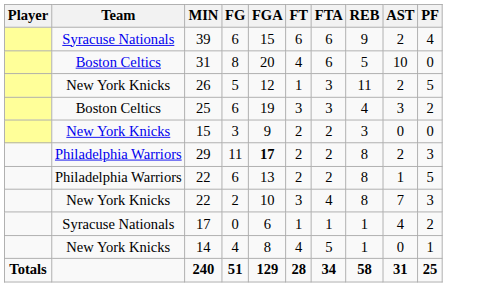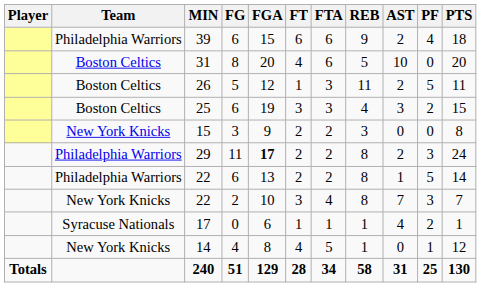+ column: (459, 16)
(118, 39) Syracuse Nationals -> (118, 39) Philadelphia Warriors
(118, 85) New York Knicks -> (118, 85) Boston Celtics
